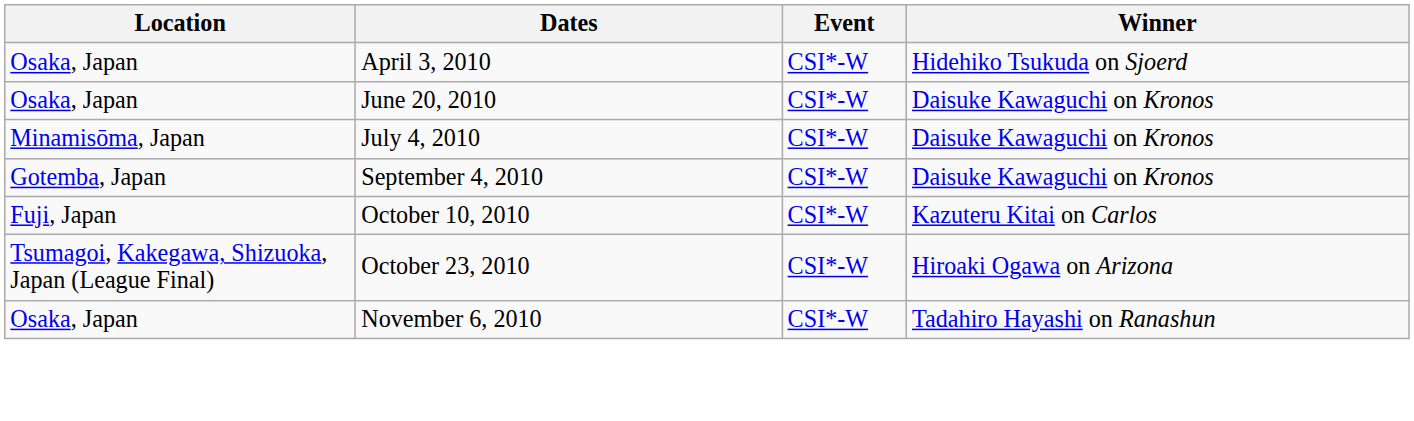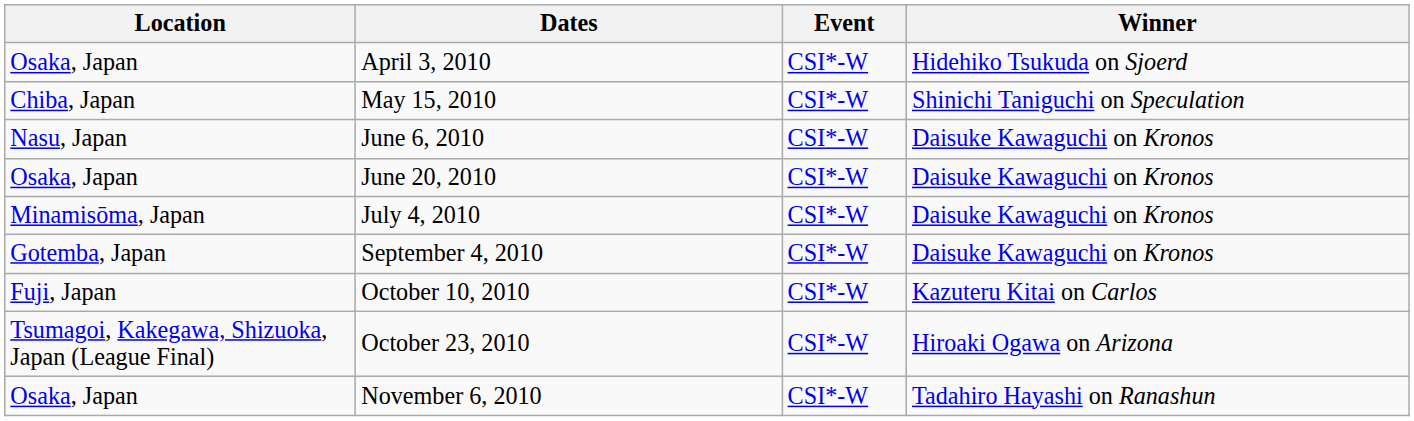+ row: (429, 100)
+ row: (423, 138)
